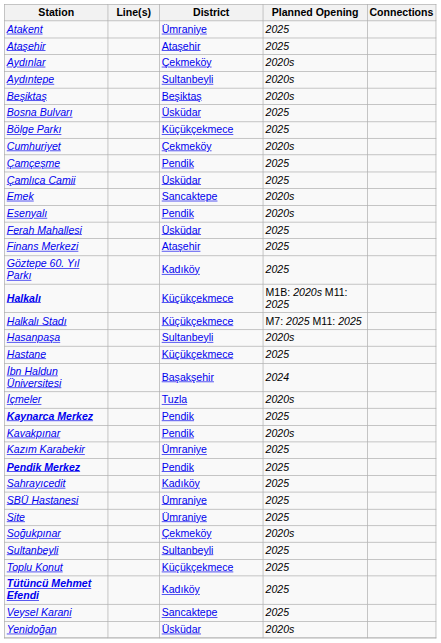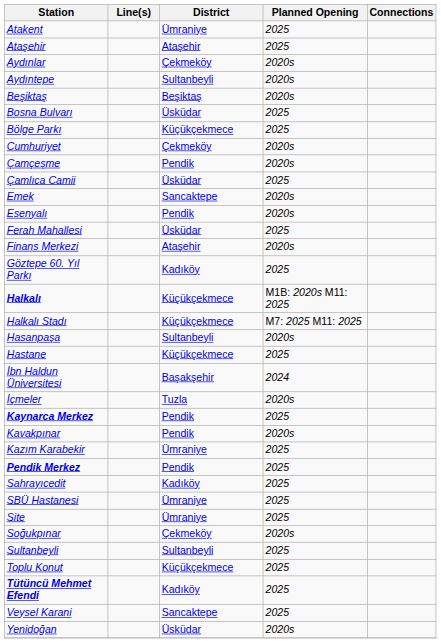(277, 163) 2025 -> (280, 163) 2020s
(277, 247) 2025 -> (280, 247) 2020s
